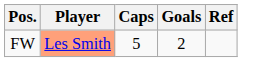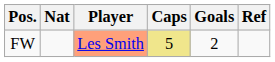+ column: (57, 17)
(136, 43) no background -> (169, 43) khaki background
